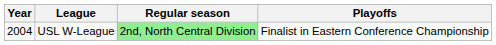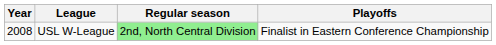(20, 31) 2004 -> (20, 31) 2008
